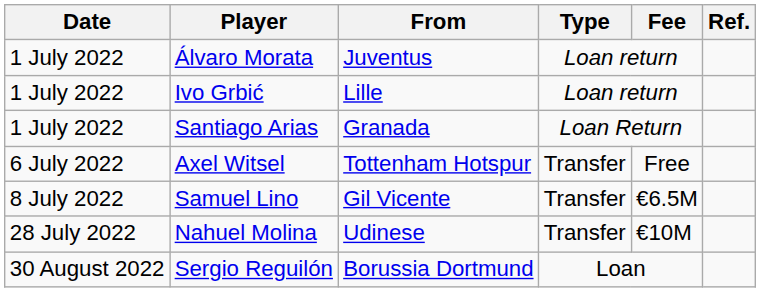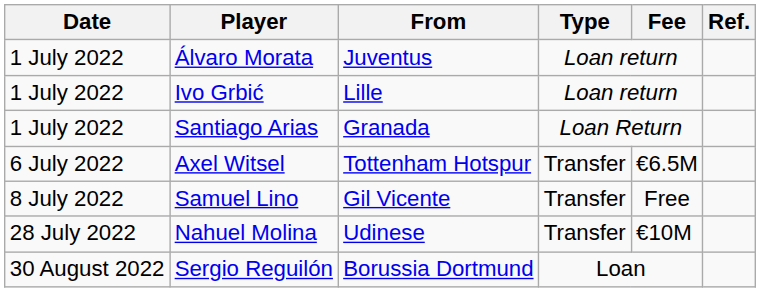(667, 163) Free -> (667, 163) €6.5M
(667, 198) €6.5M -> (667, 198) Free
